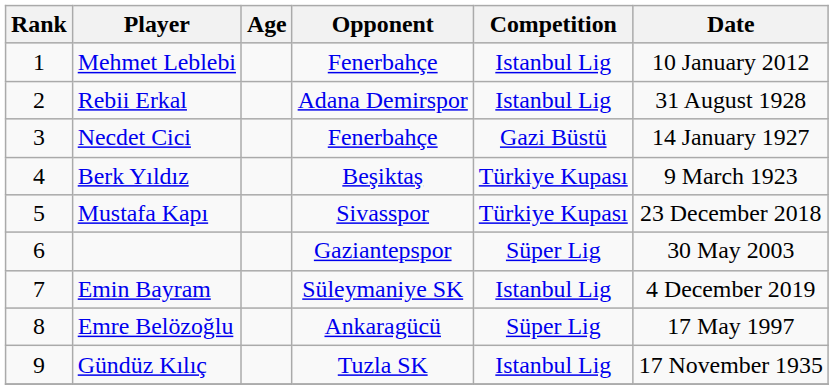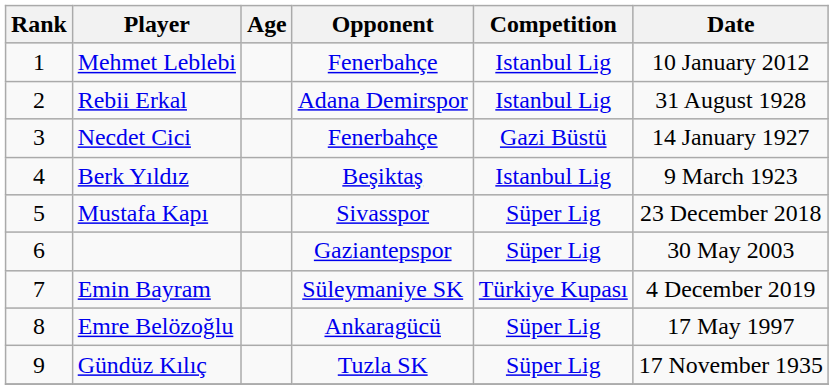(553, 175) Türkiye Kupası -> (553, 175) Istanbul Lig
(553, 213) Türkiye Kupası -> (553, 213) Süper Lig
(553, 288) Istanbul Lig -> (553, 288) Türkiye Kupası
(553, 364) Istanbul Lig -> (553, 364) Süper Lig
